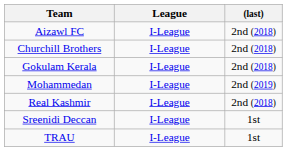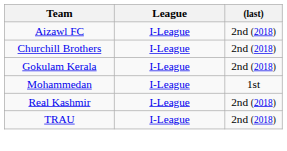(254, 84) 2nd (2019) -> (254, 84) 1st
- row: (59, 119)
(254, 137) 1st -> (254, 119) 2nd (2018)
